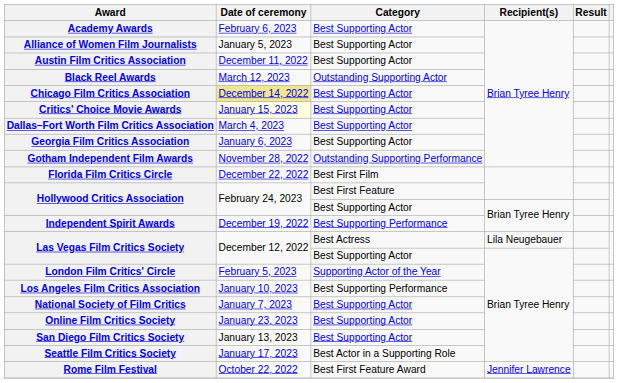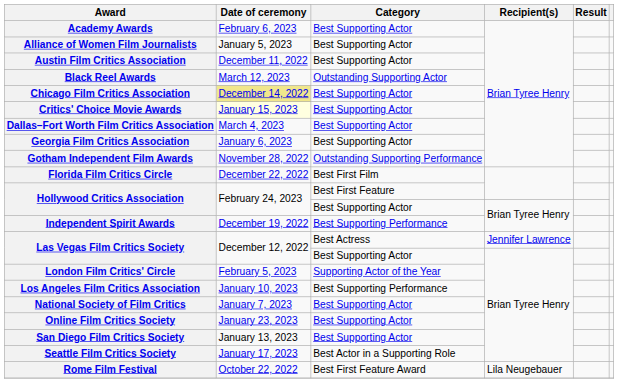(525, 239) Lila Neugebauer -> (529, 239) Jennifer Lawrence
(529, 369) Jennifer Lawrence -> (525, 369) Lila Neugebauer
